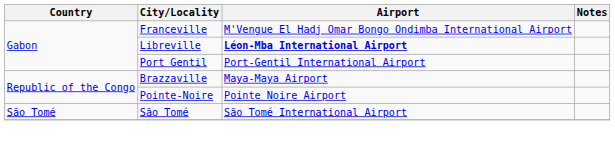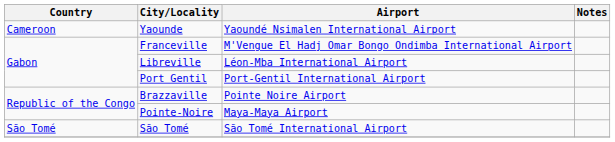+ row: (161, 29)
(316, 46) bold -> (316, 62) normal
(276, 79) Maya-Maya Airport -> (285, 95) Pointe Noire Airport
(285, 95) Pointe Noire Airport -> (276, 112) Maya-Maya Airport
